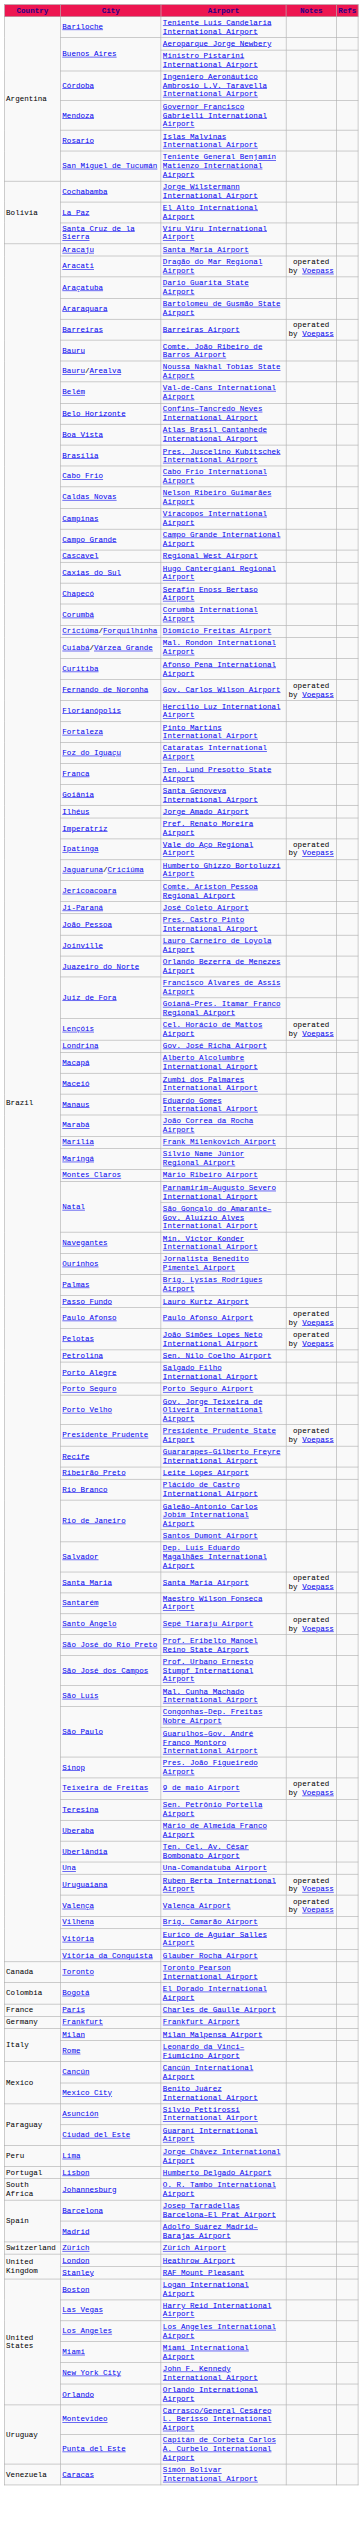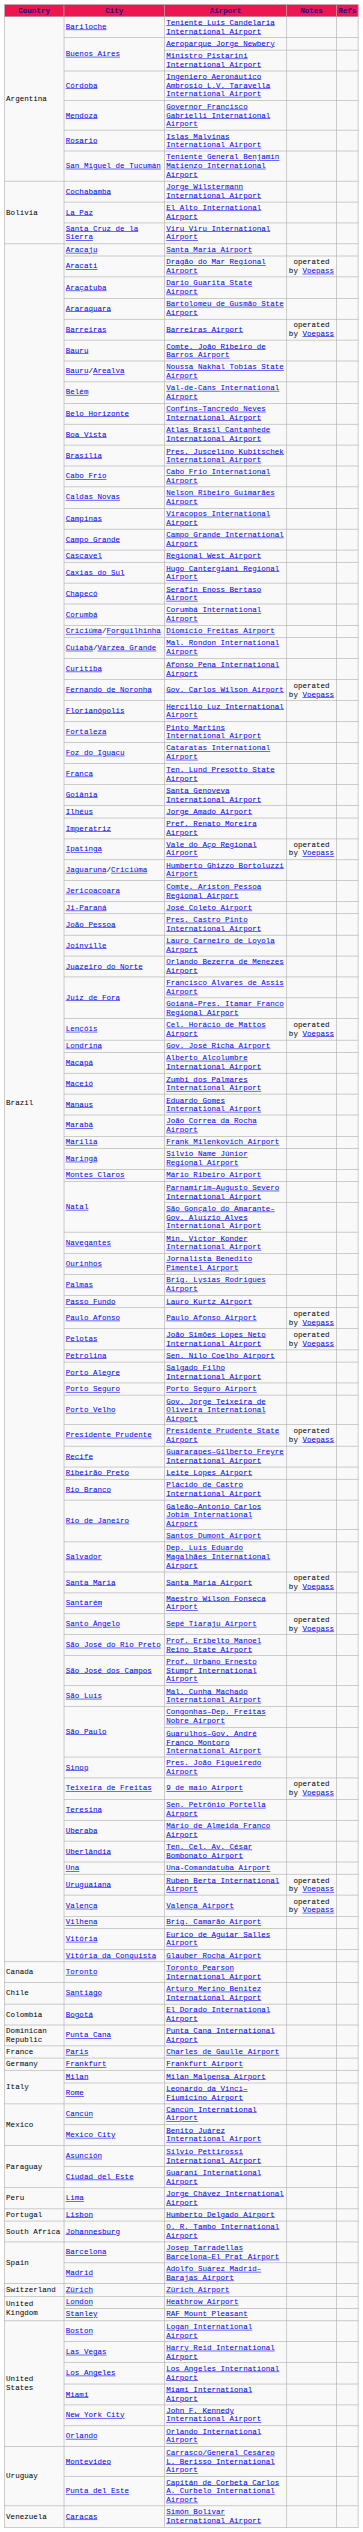+ row: (84, 1993)
+ row: (88, 2035)
